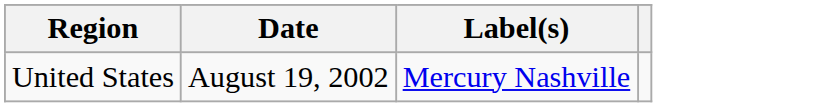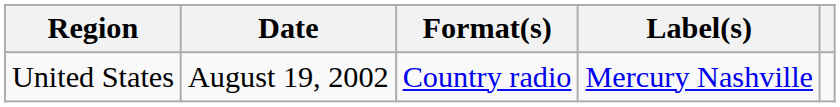+ column: (487, 28)
